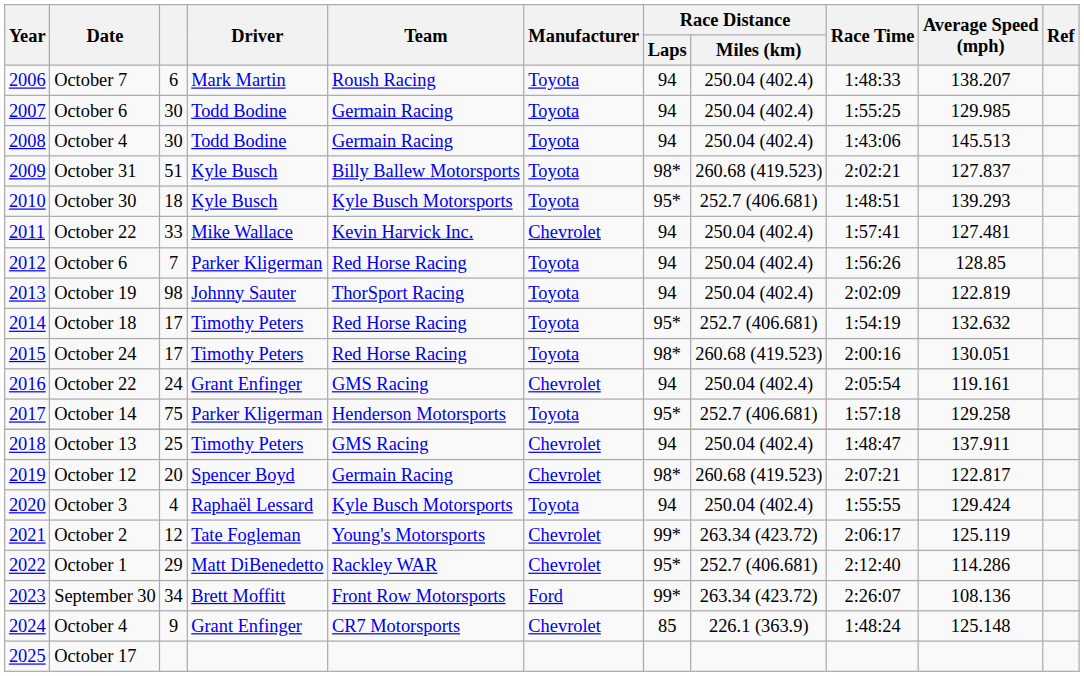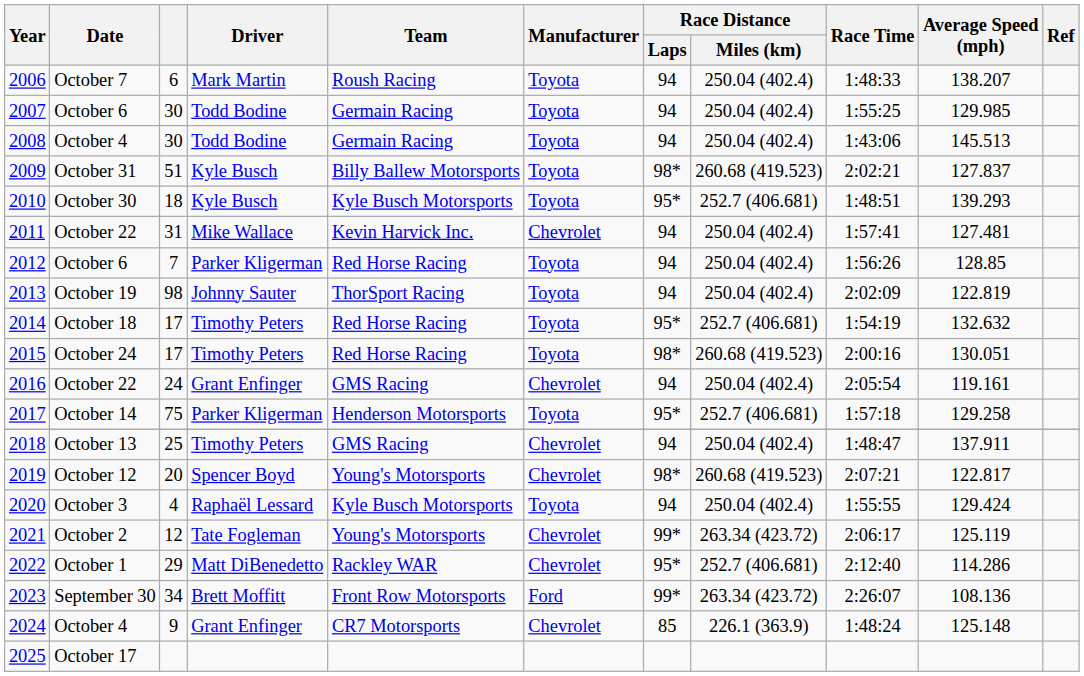(173, 232) 33 -> (173, 232) 31
(392, 474) Germain Racing -> (408, 474) Young's Motorsports
